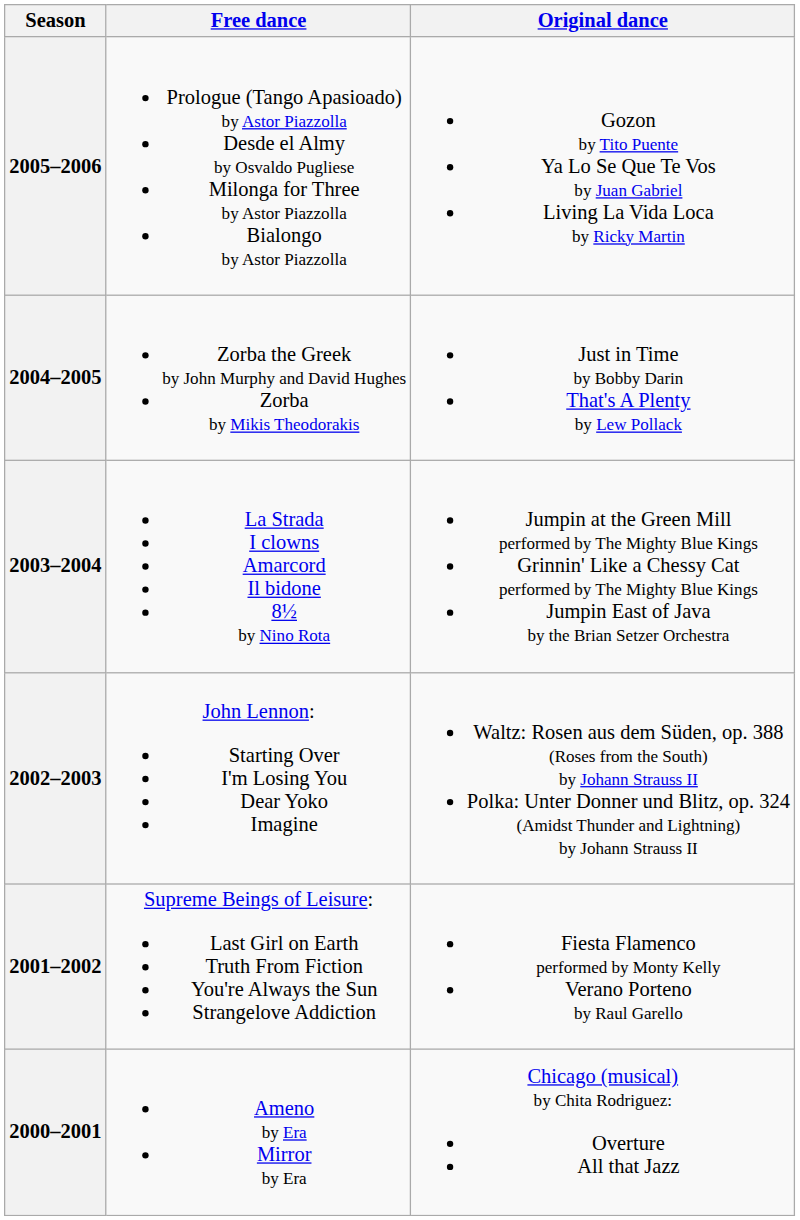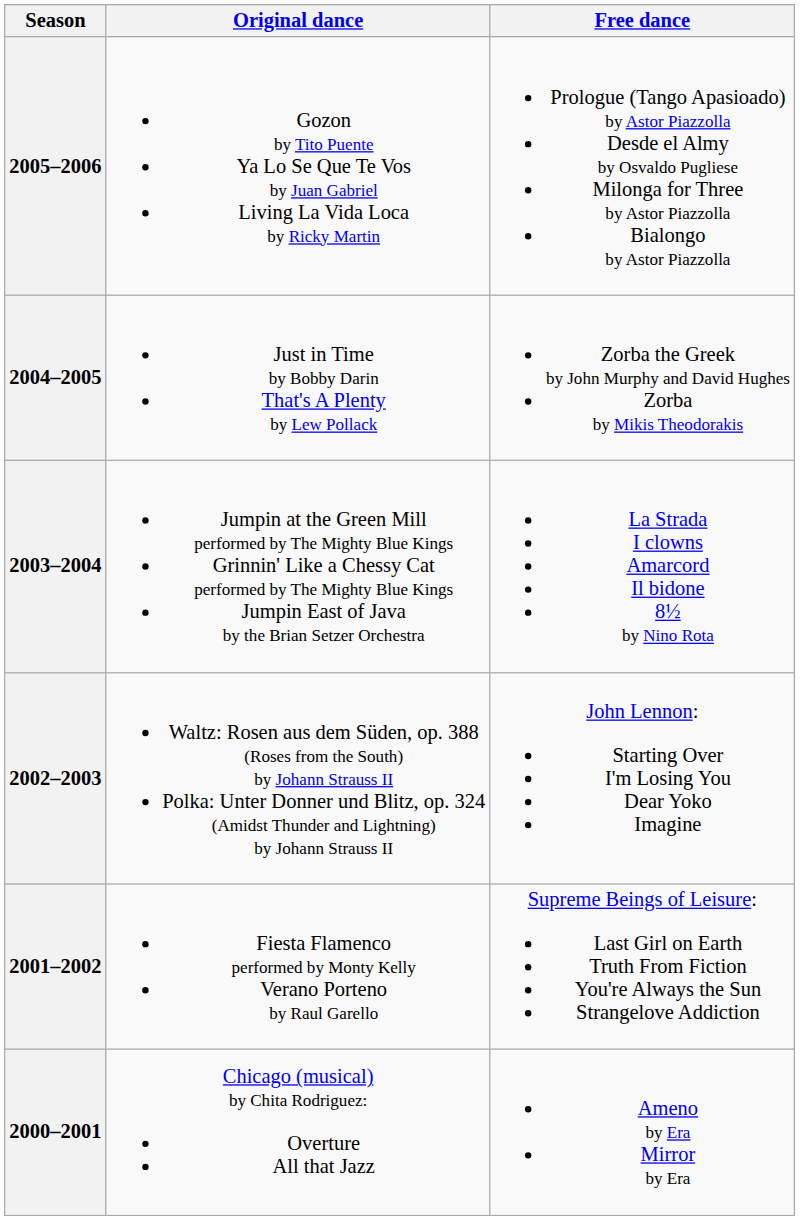columns swapped: (603, 20) <-> (259, 20)
